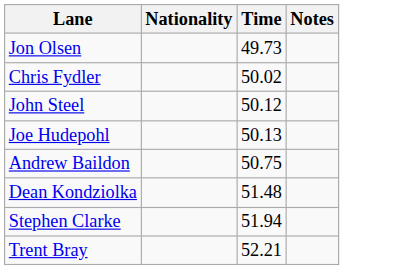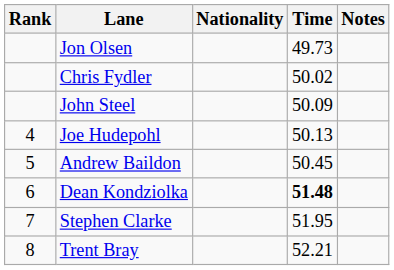+ column: (30, 18)
(261, 105) 50.12 -> (312, 105) 50.09
(261, 163) 50.75 -> (312, 163) 50.45
(261, 192) normal -> (312, 192) bold
(261, 221) 51.94 -> (312, 221) 51.95
